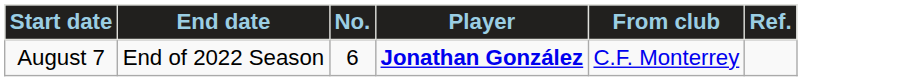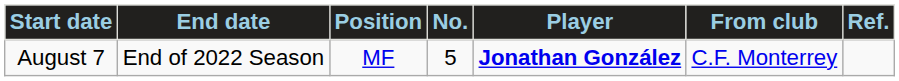+ column: (378, 22)
(352, 57) 6 -> (450, 57) 5
